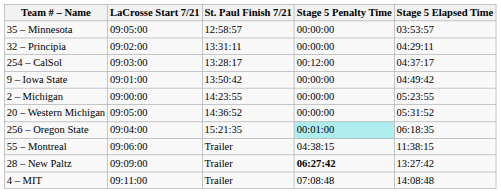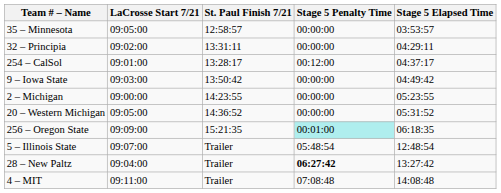(129, 63) 09:03:00 -> (129, 63) 09:01:00
(129, 79) 09:01:00 -> (129, 79) 09:03:00
(129, 130) 09:04:00 -> (129, 130) 09:09:00
+ row: (42, 146)
- row: (37, 146)
(129, 163) 09:09:00 -> (129, 163) 09:04:00
